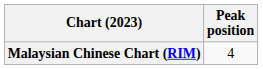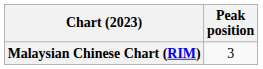(231, 53) 4 -> (231, 53) 3
